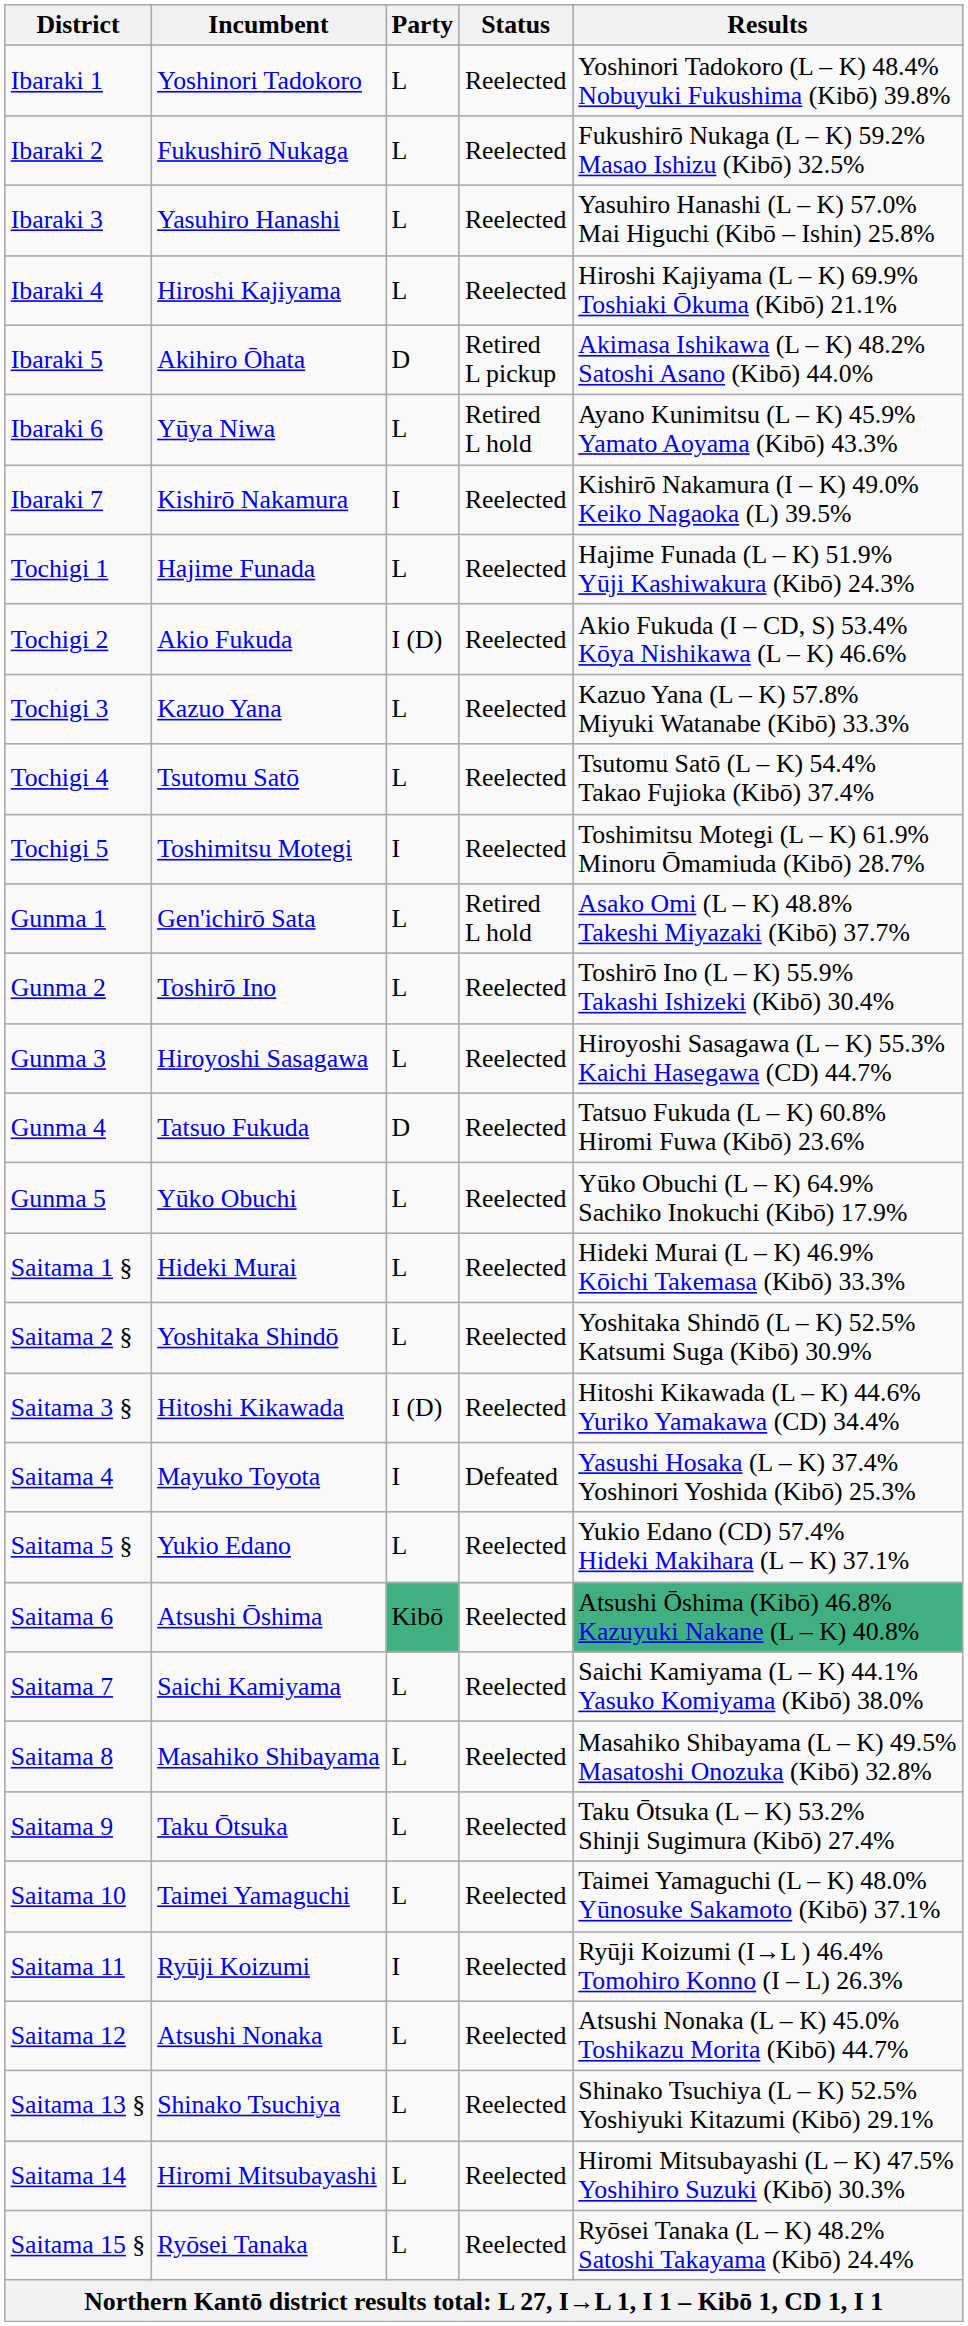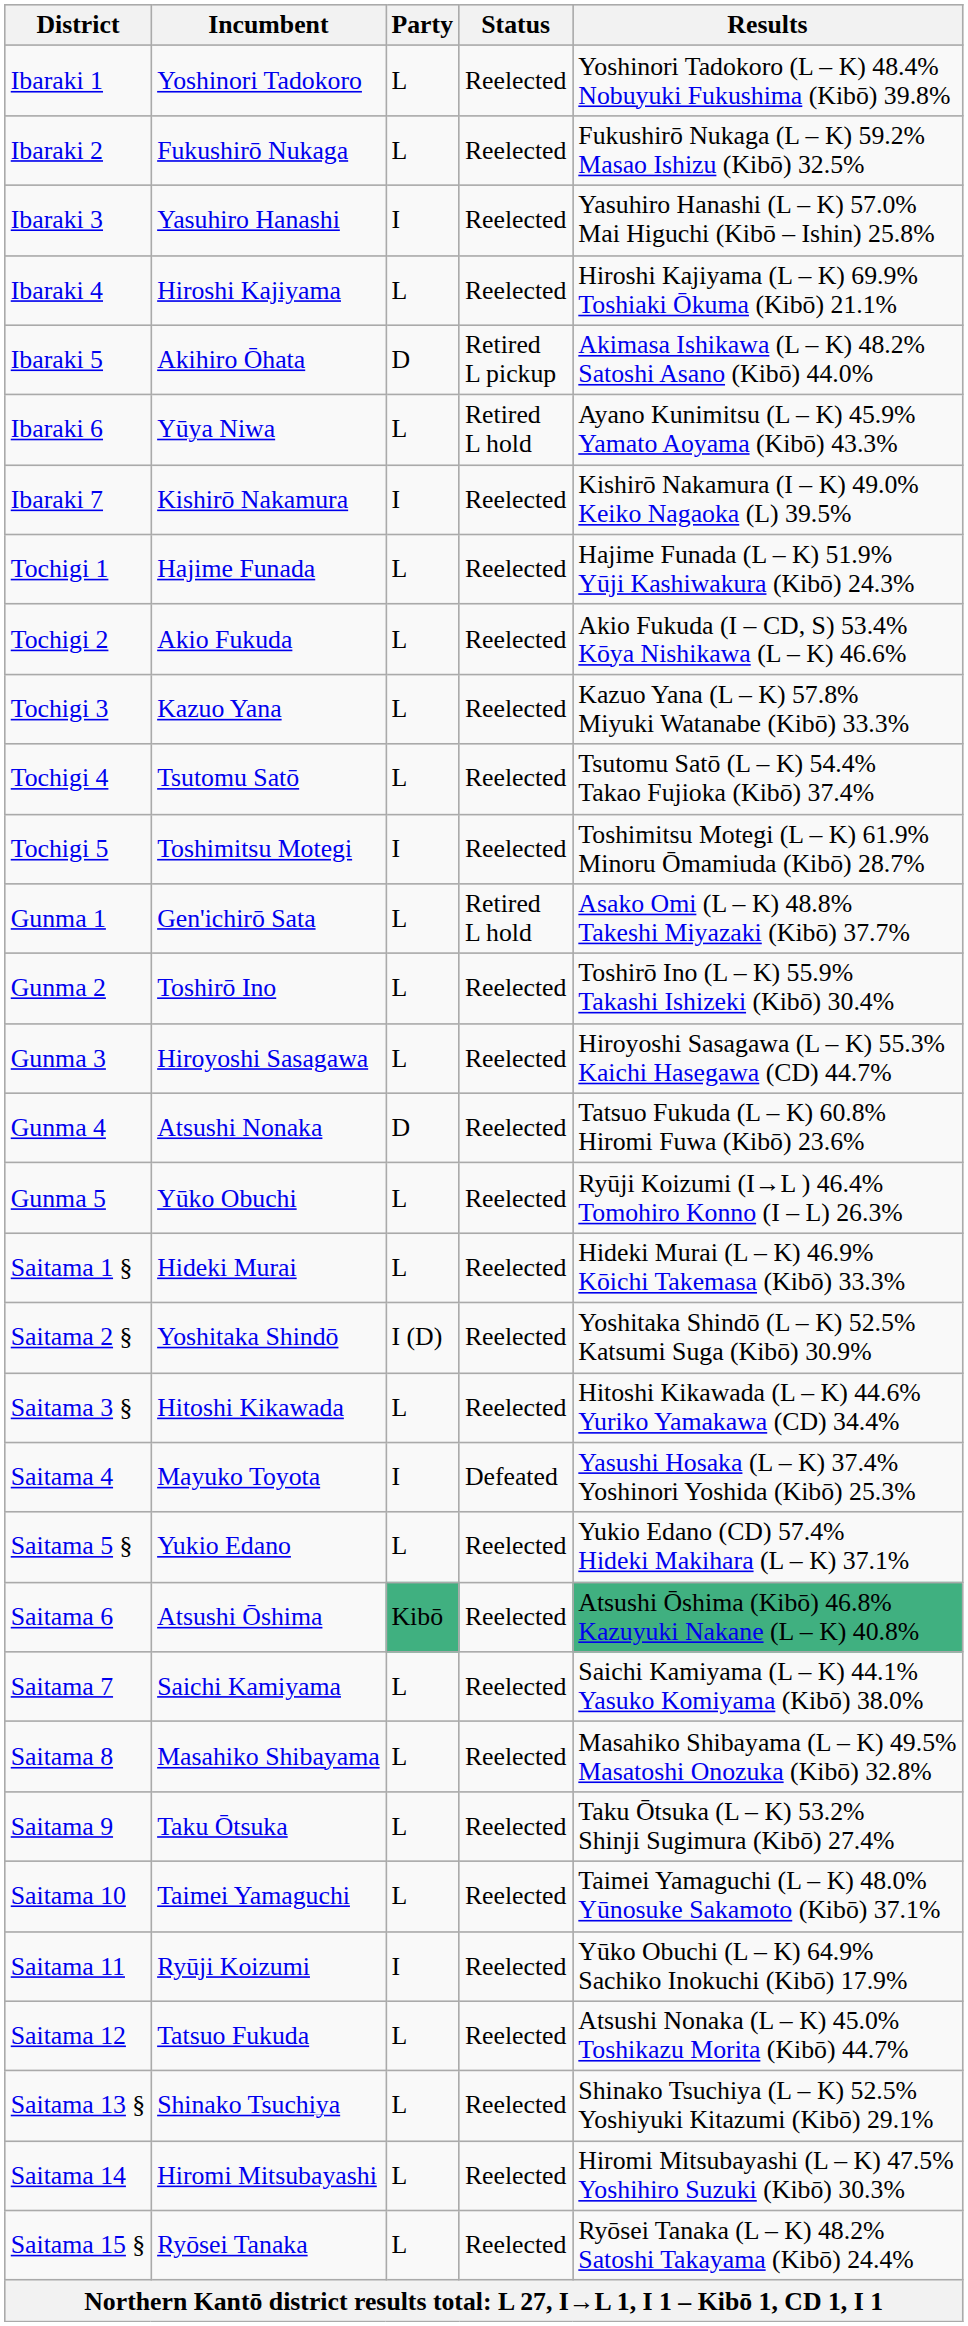(399, 219) L -> (396, 219) I
(417, 638) I (D) -> (399, 638) L
(233, 1127) Tatsuo Fukuda -> (240, 1127) Atsushi Nonaka
(743, 1197) Yūko Obuchi (L – K) 64.9% Sachiko Inokuchi (Kibō) 17.9% -> (741, 1197) Ryūji Koizumi (I→L ) 46.4% Tomohiro Konno (I – L) 26.3%
(399, 1337) L -> (417, 1337) I (D)
(417, 1407) I (D) -> (399, 1407) L
(741, 1965) Ryūji Koizumi (I→L ) 46.4% Tomohiro Konno (I – L) 26.3% -> (743, 1965) Yūko Obuchi (L – K) 64.9% Sachiko Inokuchi (Kibō) 17.9%
(240, 2035) Atsushi Nonaka -> (233, 2035) Tatsuo Fukuda
